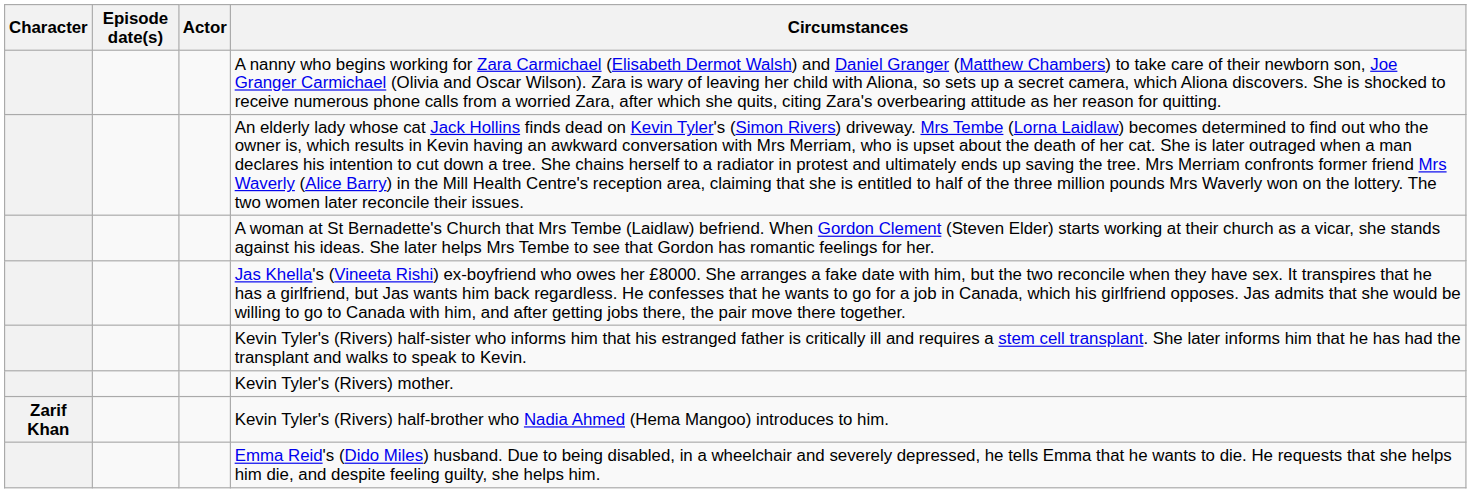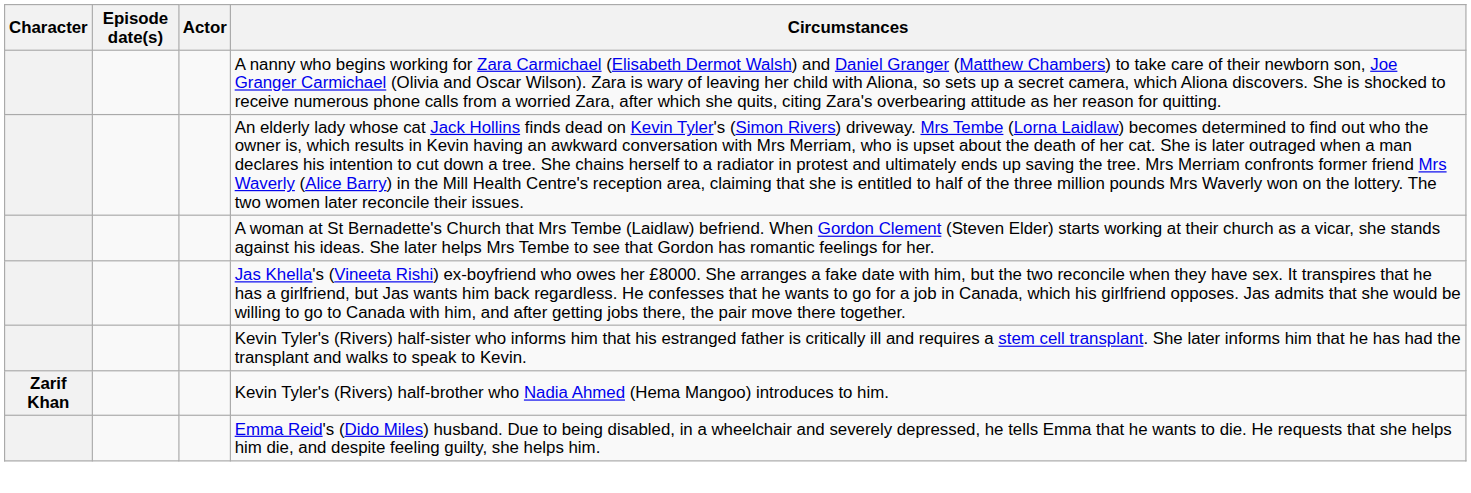- row: (344, 384)
